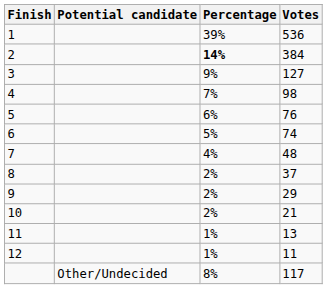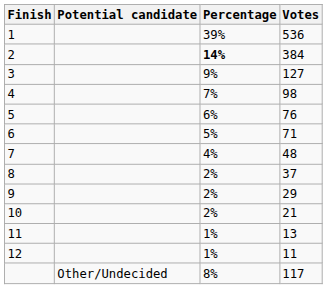(290, 134) 74 -> (290, 134) 71
